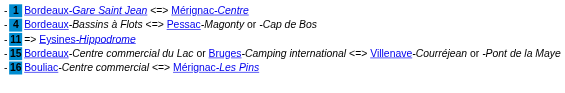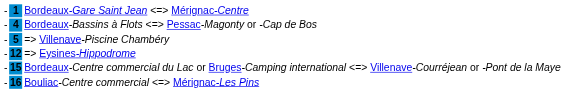+ row: (97, 39)
(16, 39) 11 -> (16, 53) 12
